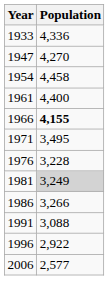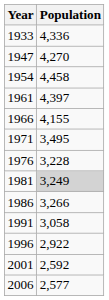(54, 98) 4,400 -> (54, 98) 4,397
(54, 118) bold -> (54, 118) normal
(54, 222) 3,088 -> (54, 222) 3,058
+ row: (21, 264)
